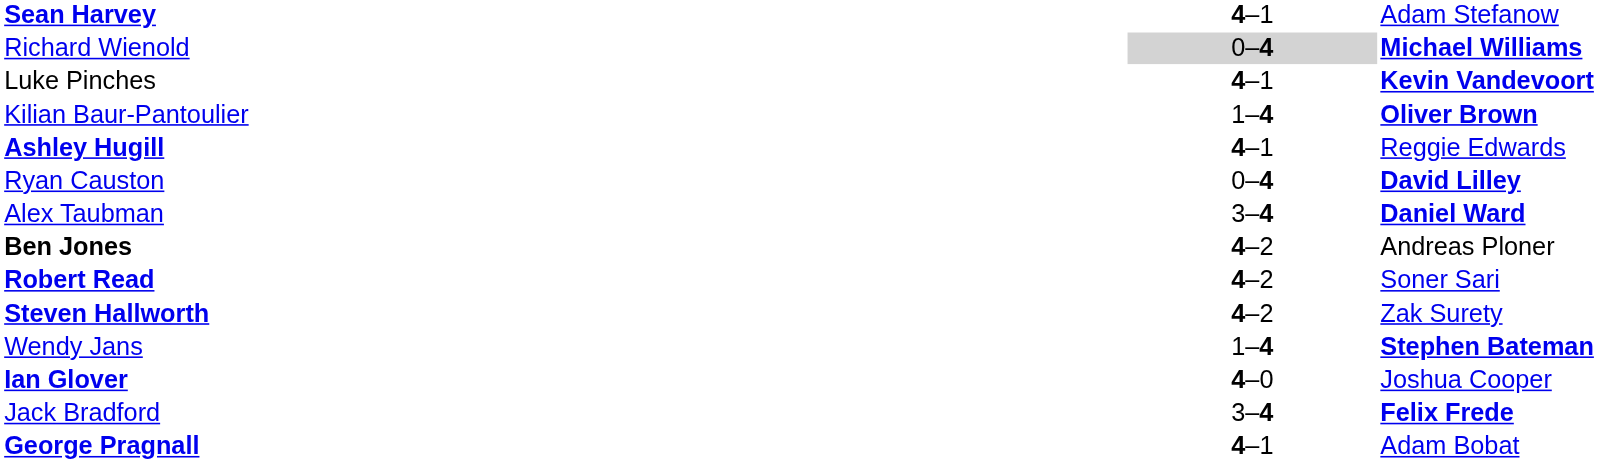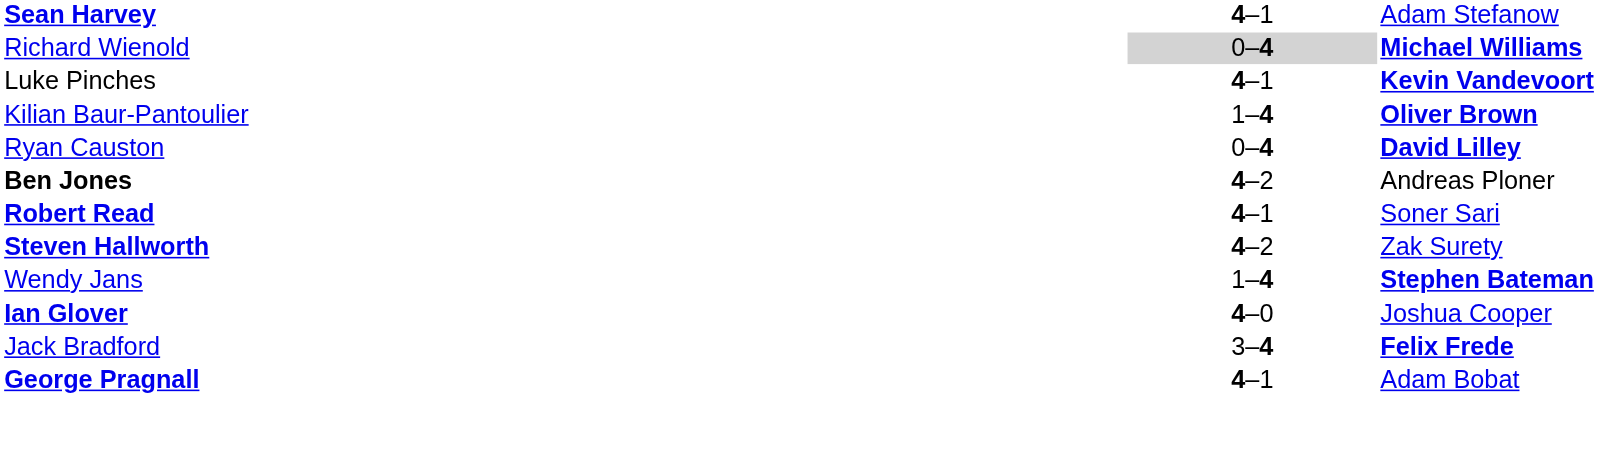- row: (84, 147)
- row: (84, 213)
(1252, 280) 4–2 -> (1252, 213) 4–1
